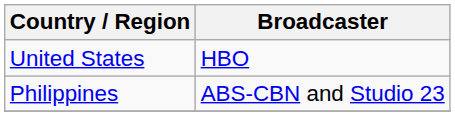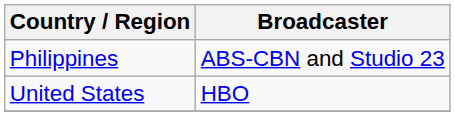rows swapped: (77, 57) <-> (64, 93)
